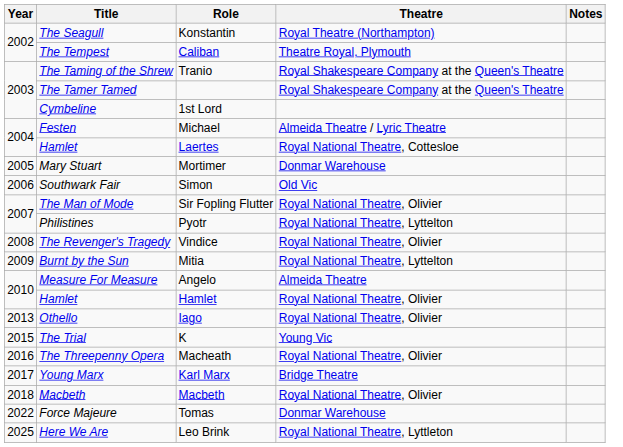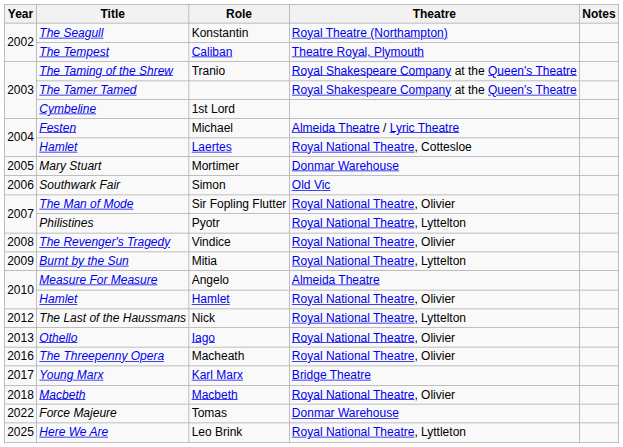+ row: (203, 318)
- row: (183, 337)
